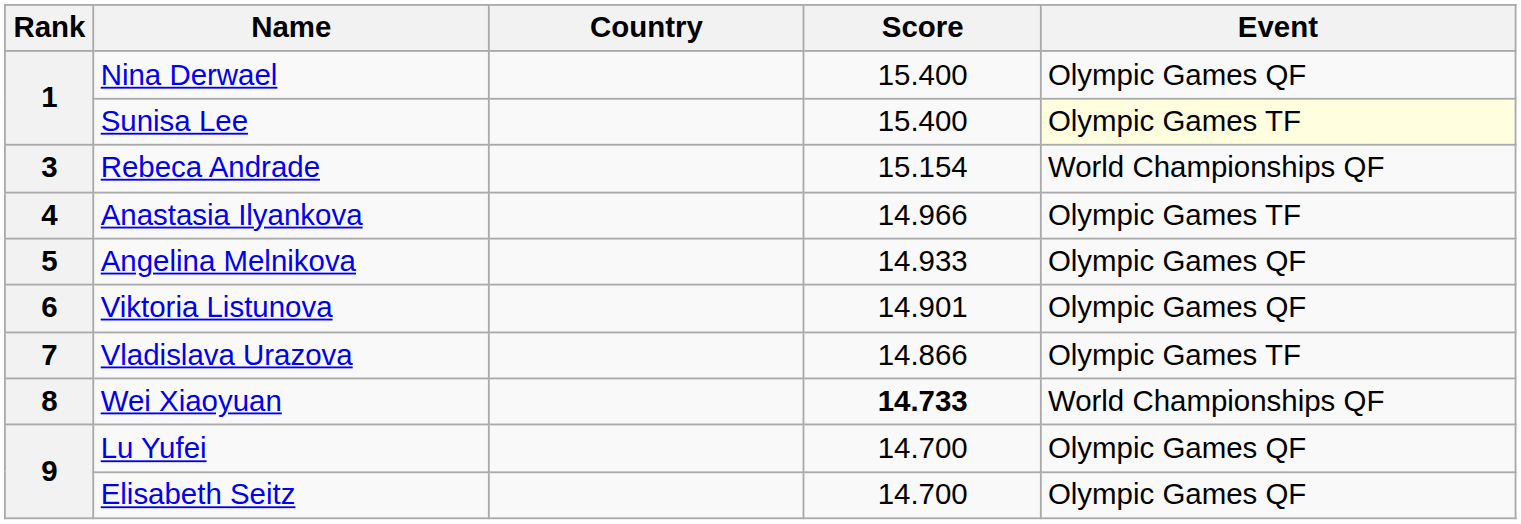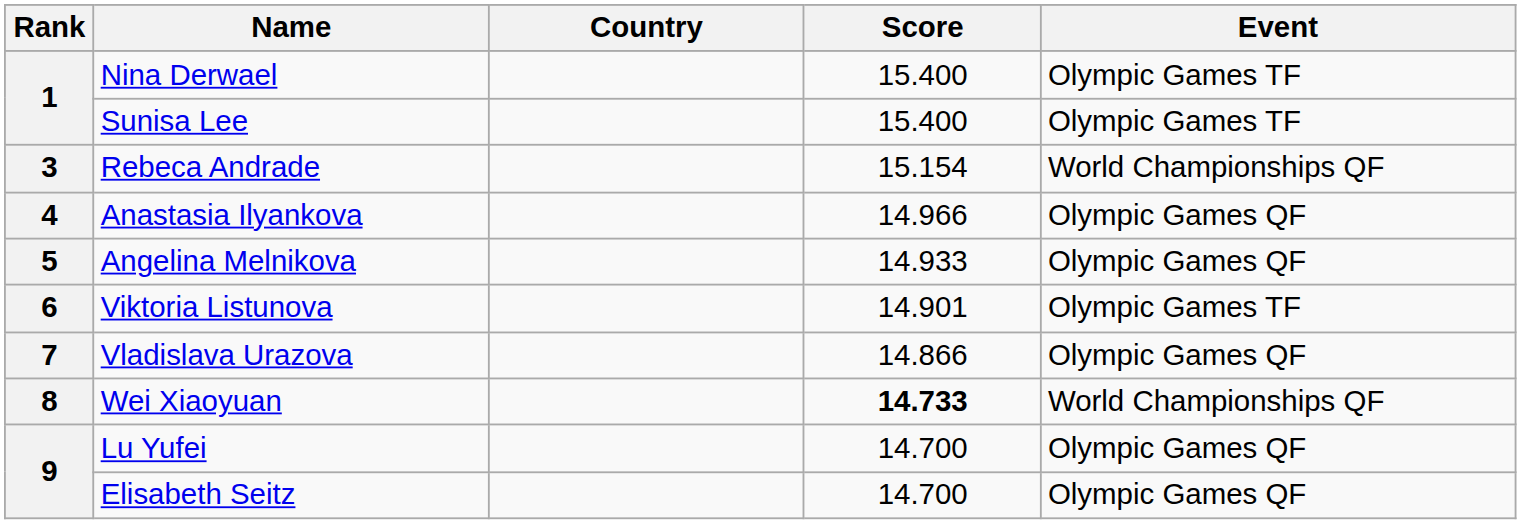(1177, 74) Olympic Games QF -> (1174, 74) Olympic Games TF
(1174, 121) lightyellow background -> (1174, 121) no background
(1174, 214) Olympic Games TF -> (1177, 214) Olympic Games QF
(1177, 307) Olympic Games QF -> (1174, 307) Olympic Games TF
(1174, 354) Olympic Games TF -> (1177, 354) Olympic Games QF
